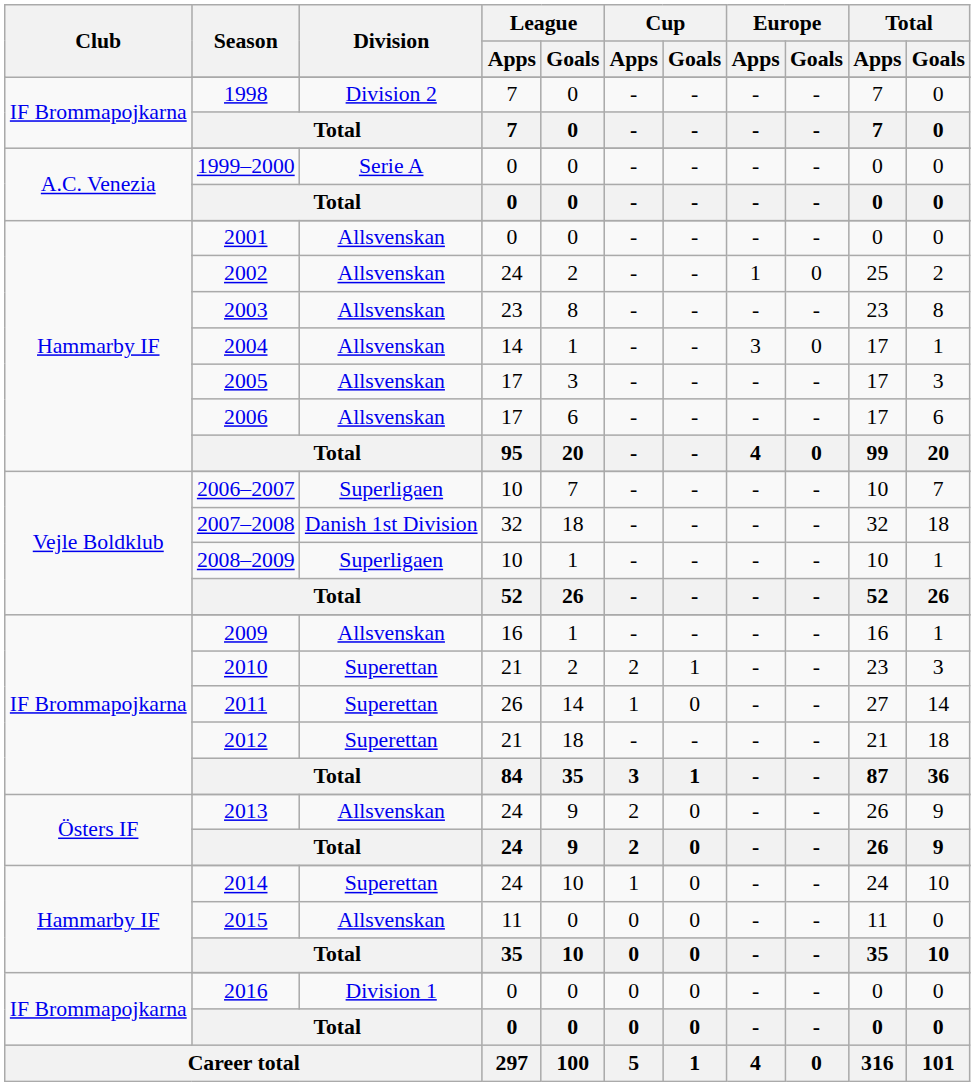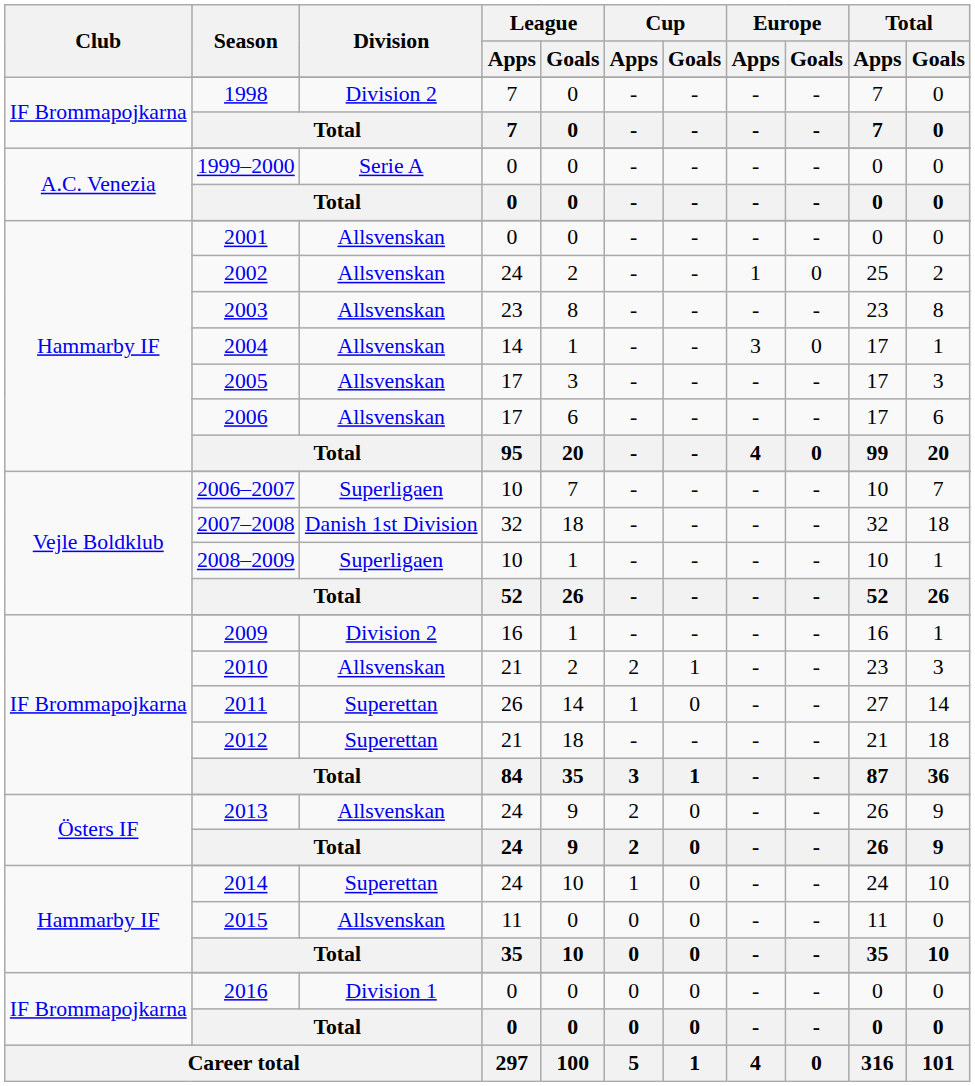(391, 632) Allsvenskan -> (391, 632) Division 2
(391, 668) Superettan -> (391, 668) Allsvenskan
